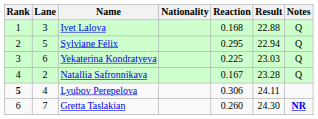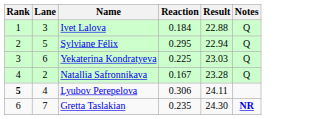- column: (185, 12)
(232, 28) 0.168 -> (180, 28) 0.184
(232, 106) 0.260 -> (180, 106) 0.235
